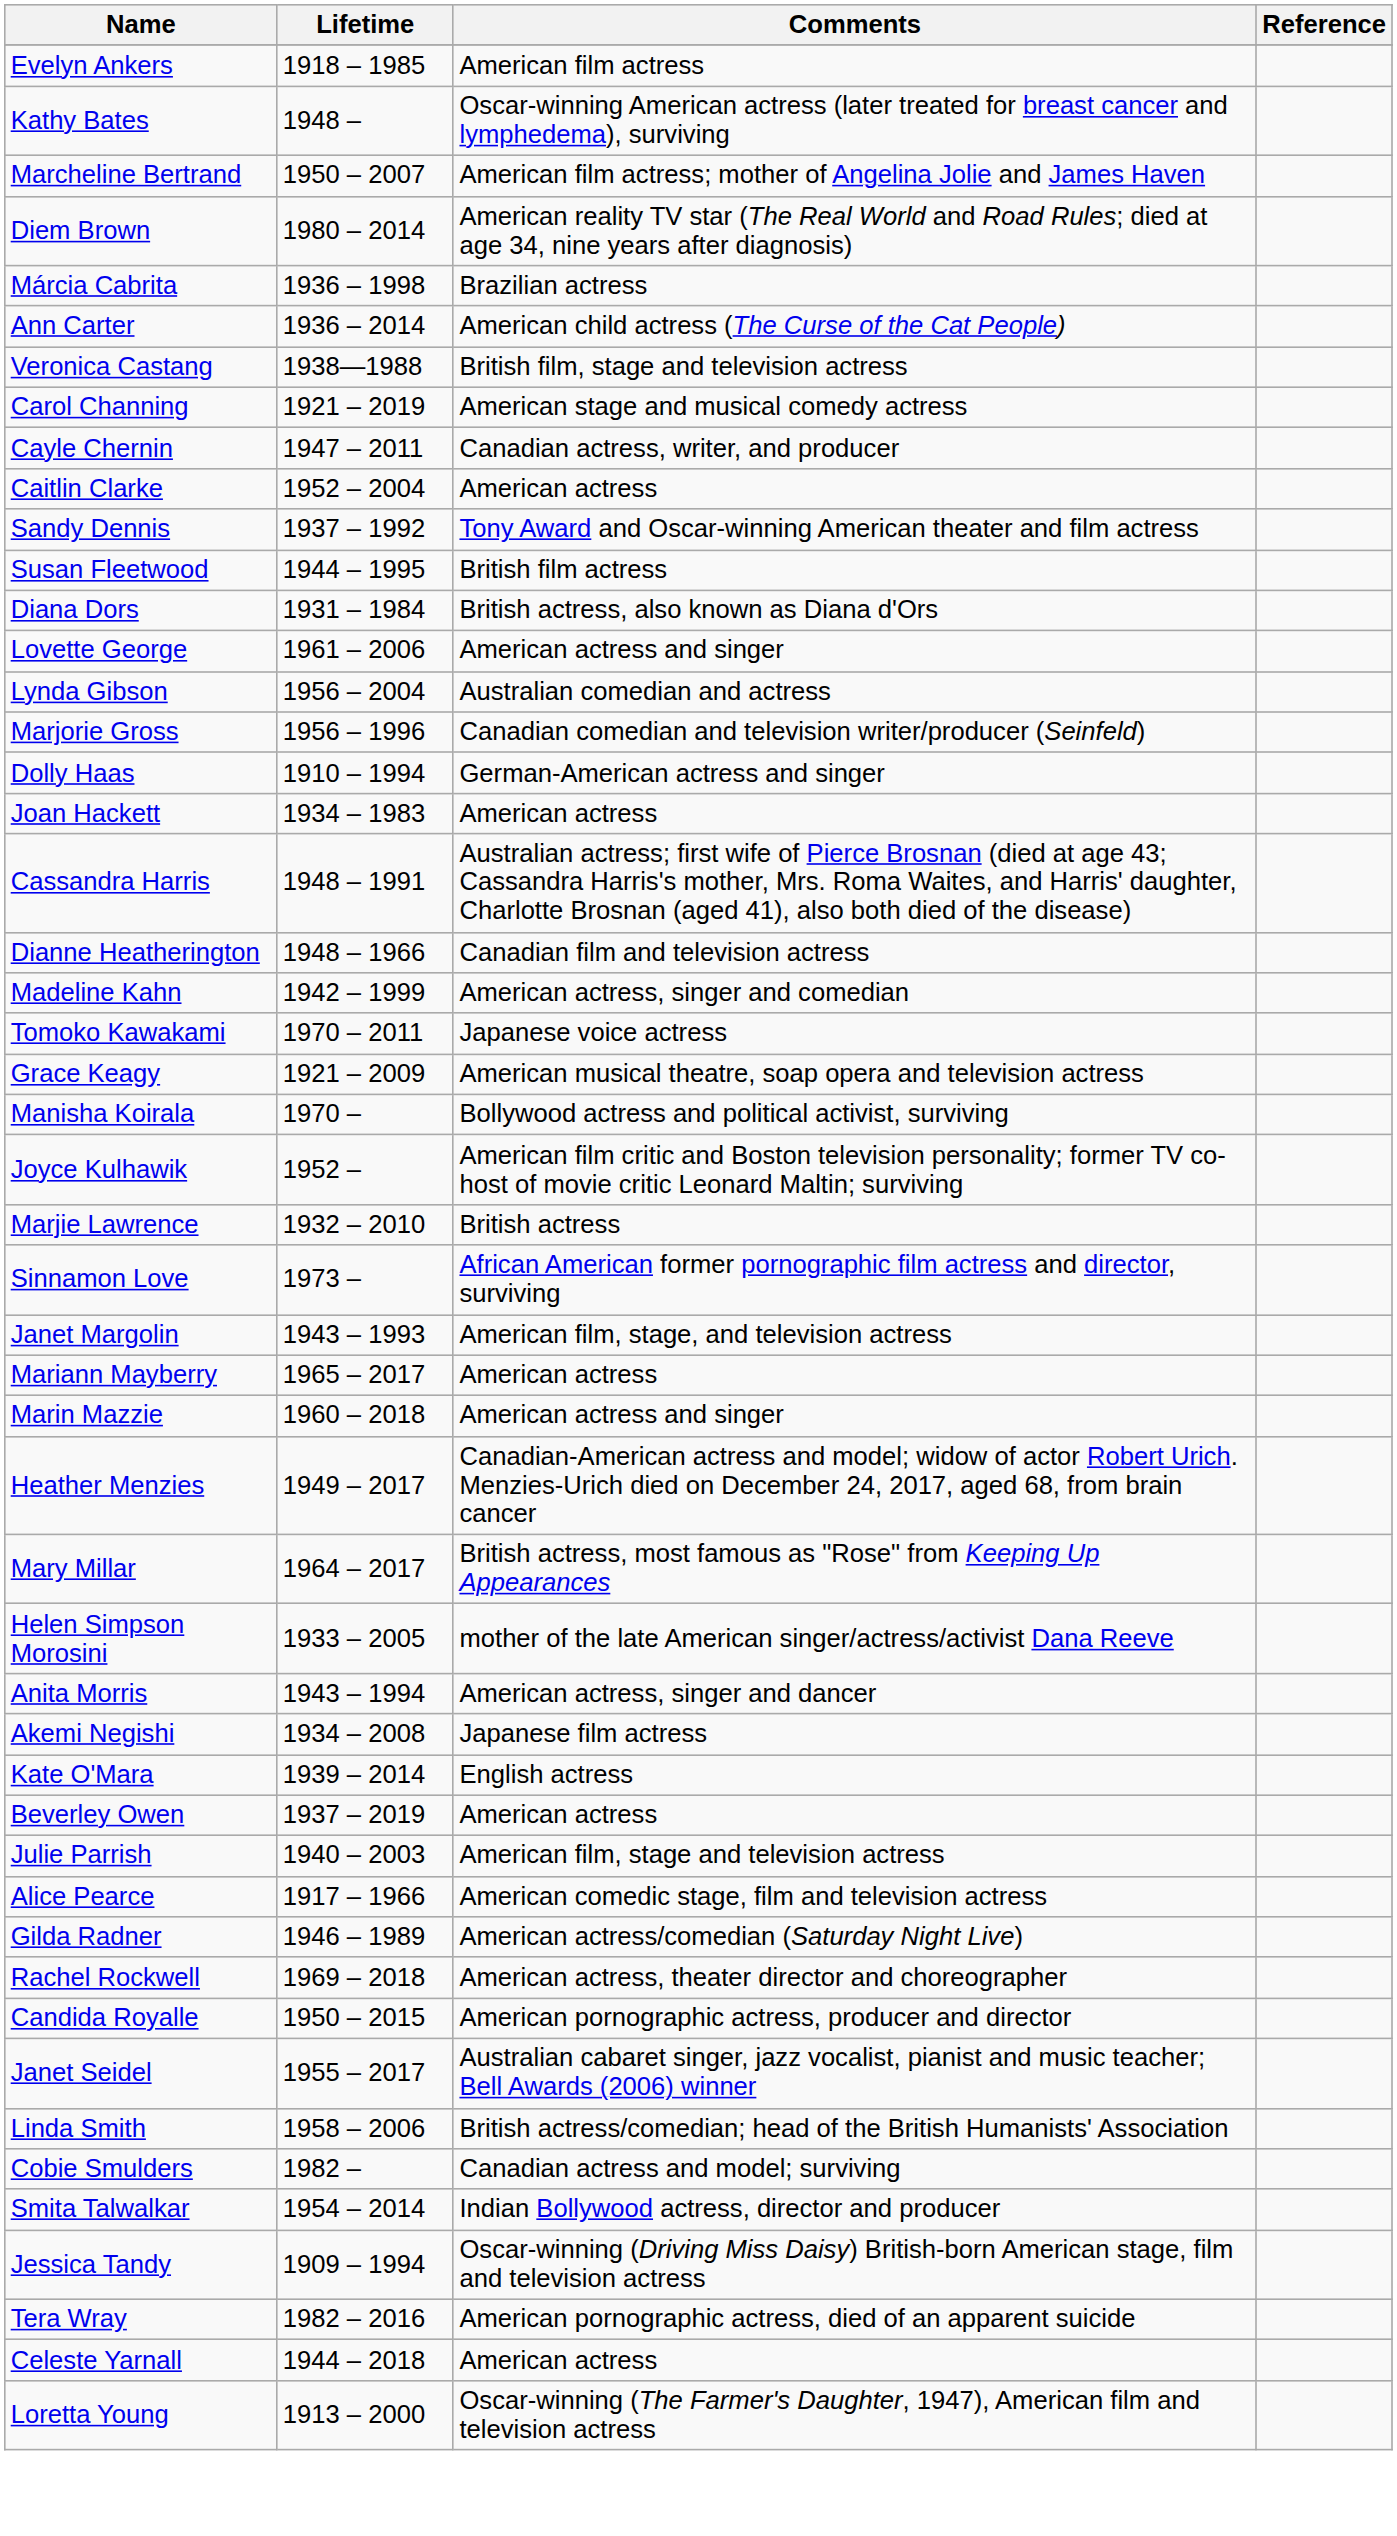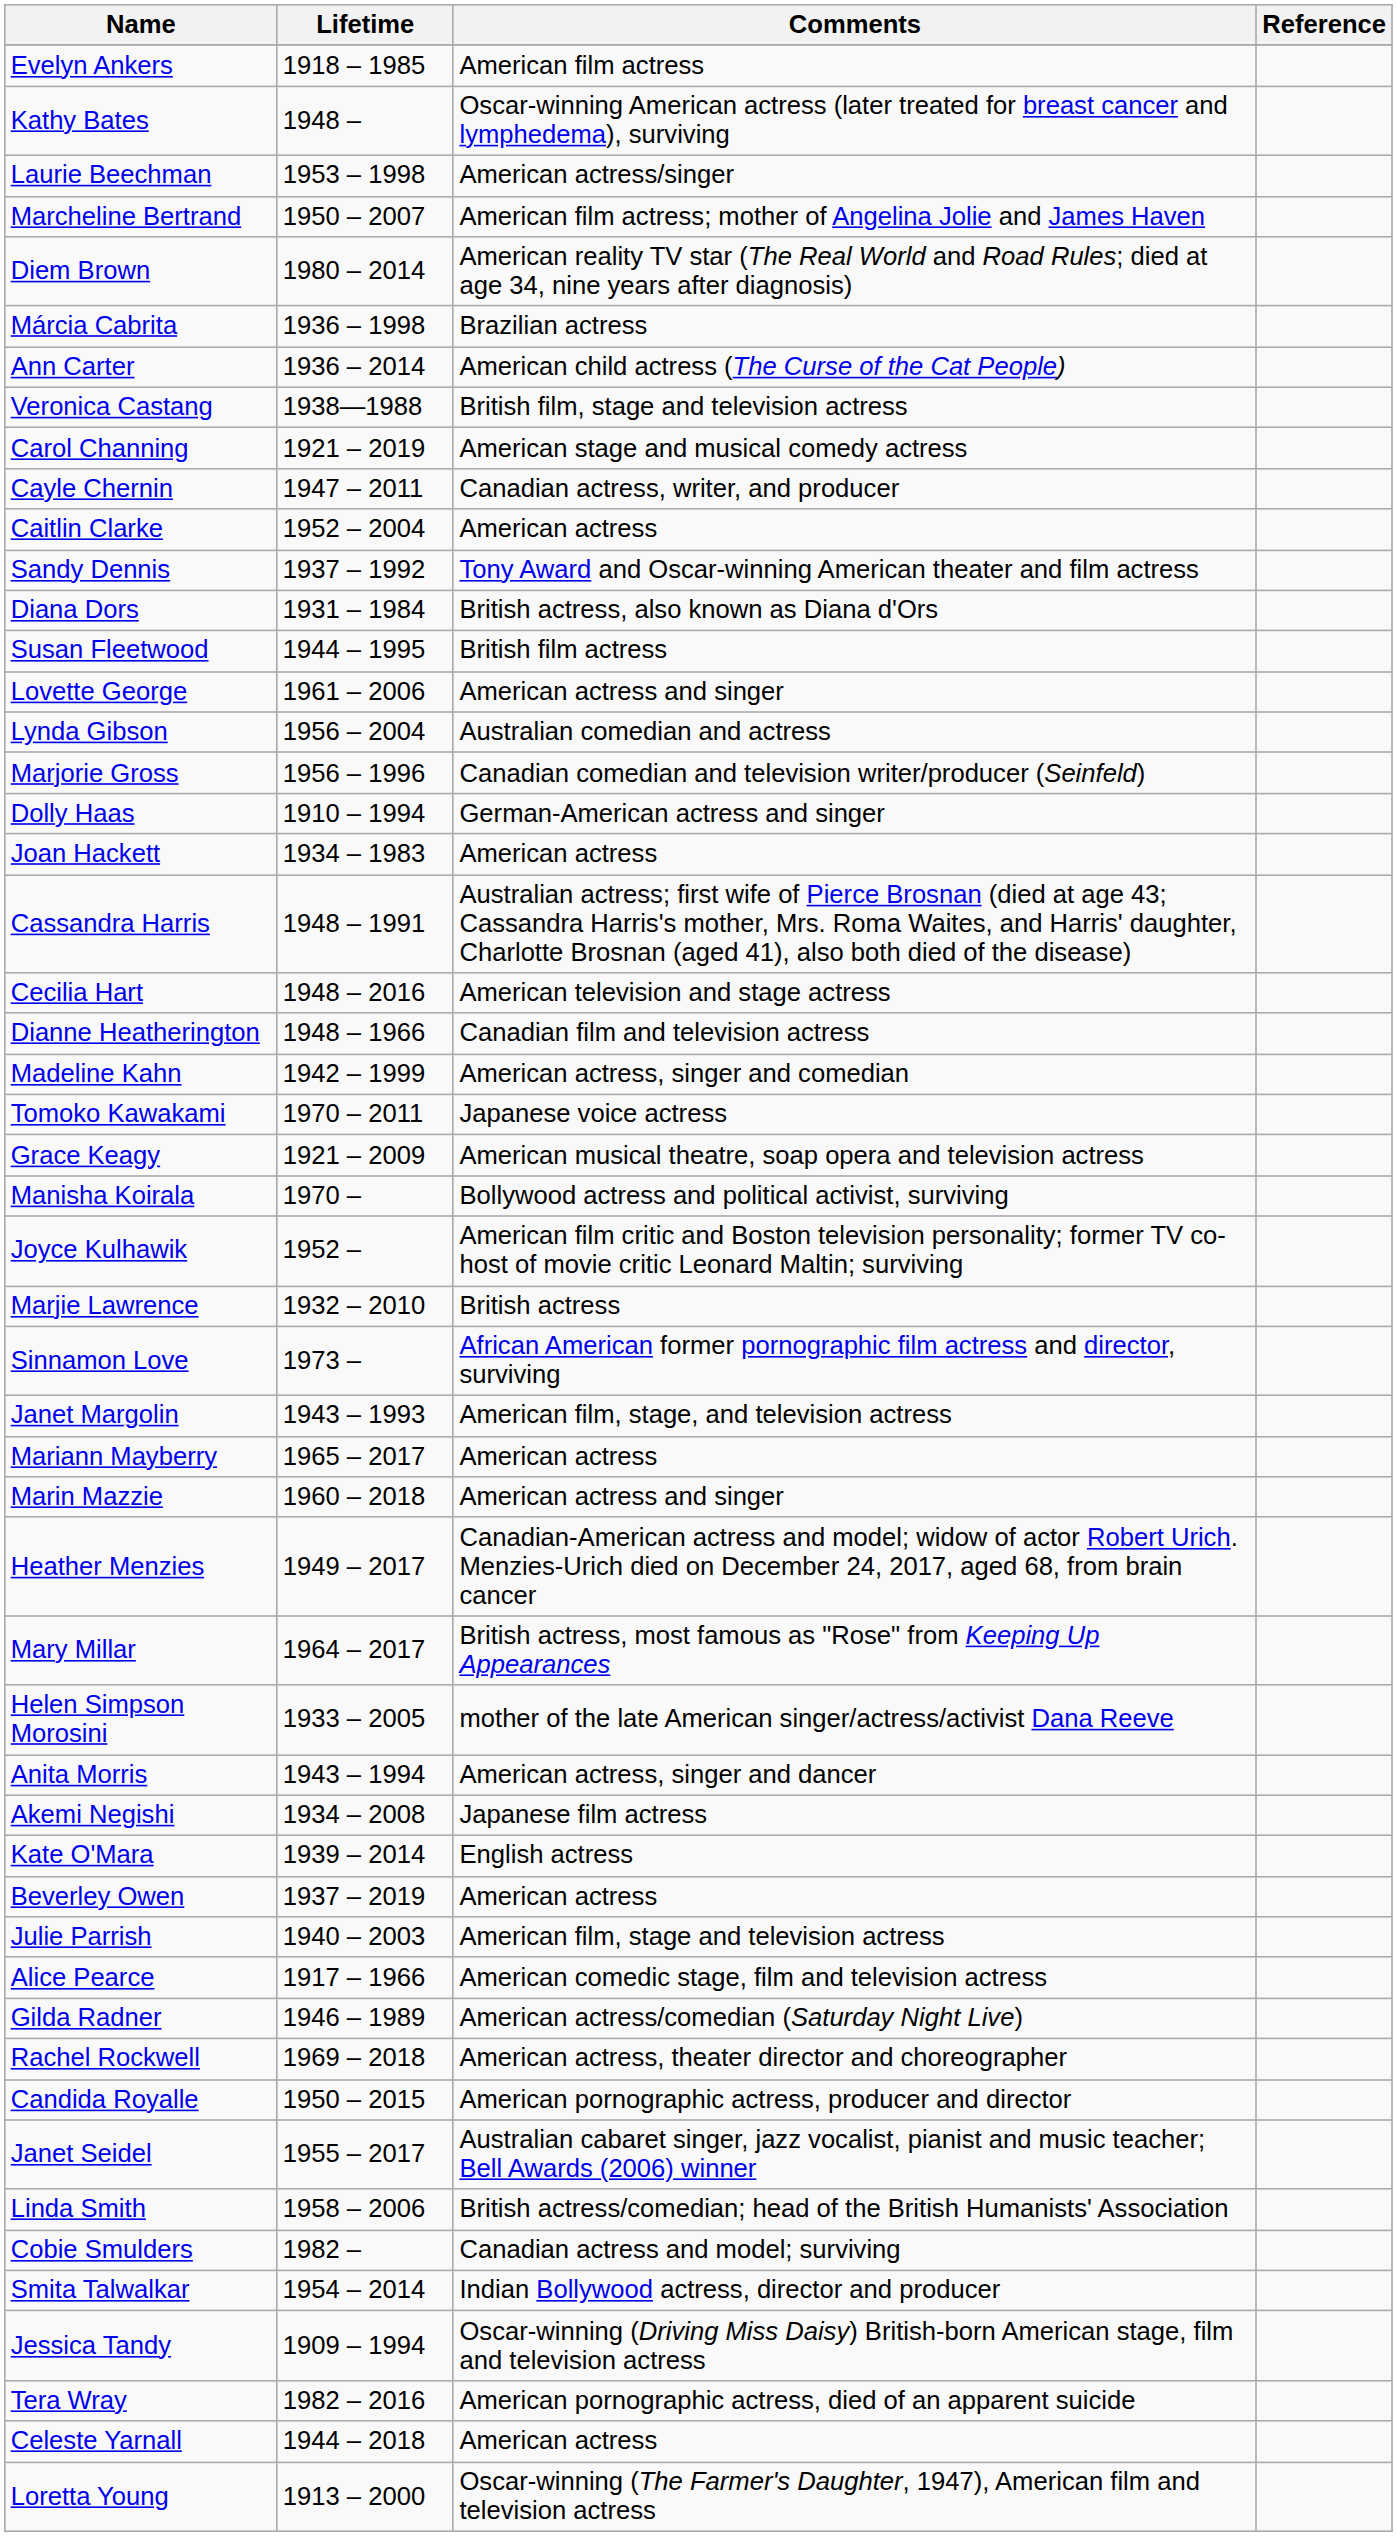+ row: (111, 175)
rows swapped: (75, 610) <-> (110, 569)
+ row: (77, 992)
